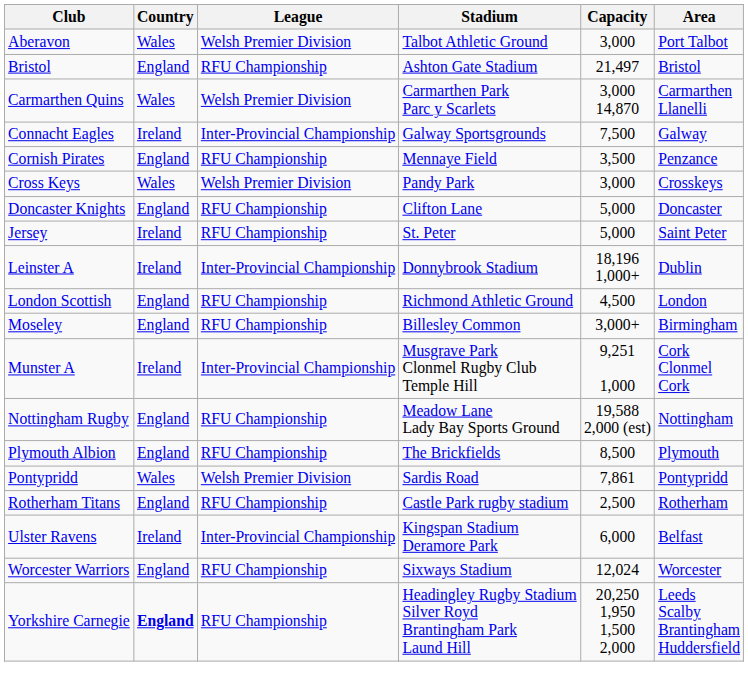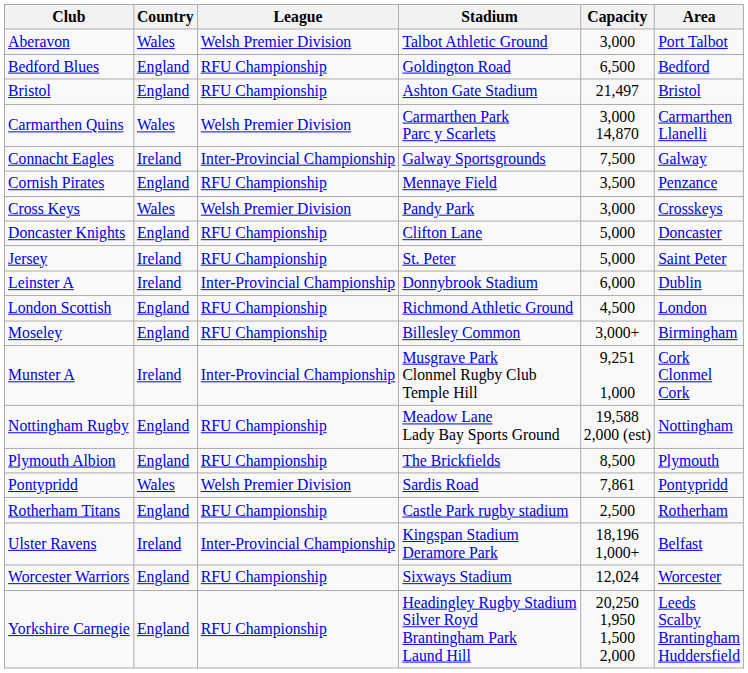+ row: (54, 66)
(617, 267) 18,196 1,000+ -> (617, 283) 6,000
(617, 536) 6,000 -> (617, 543) 18,196 1,000+
(165, 621) bold -> (163, 628) normal
